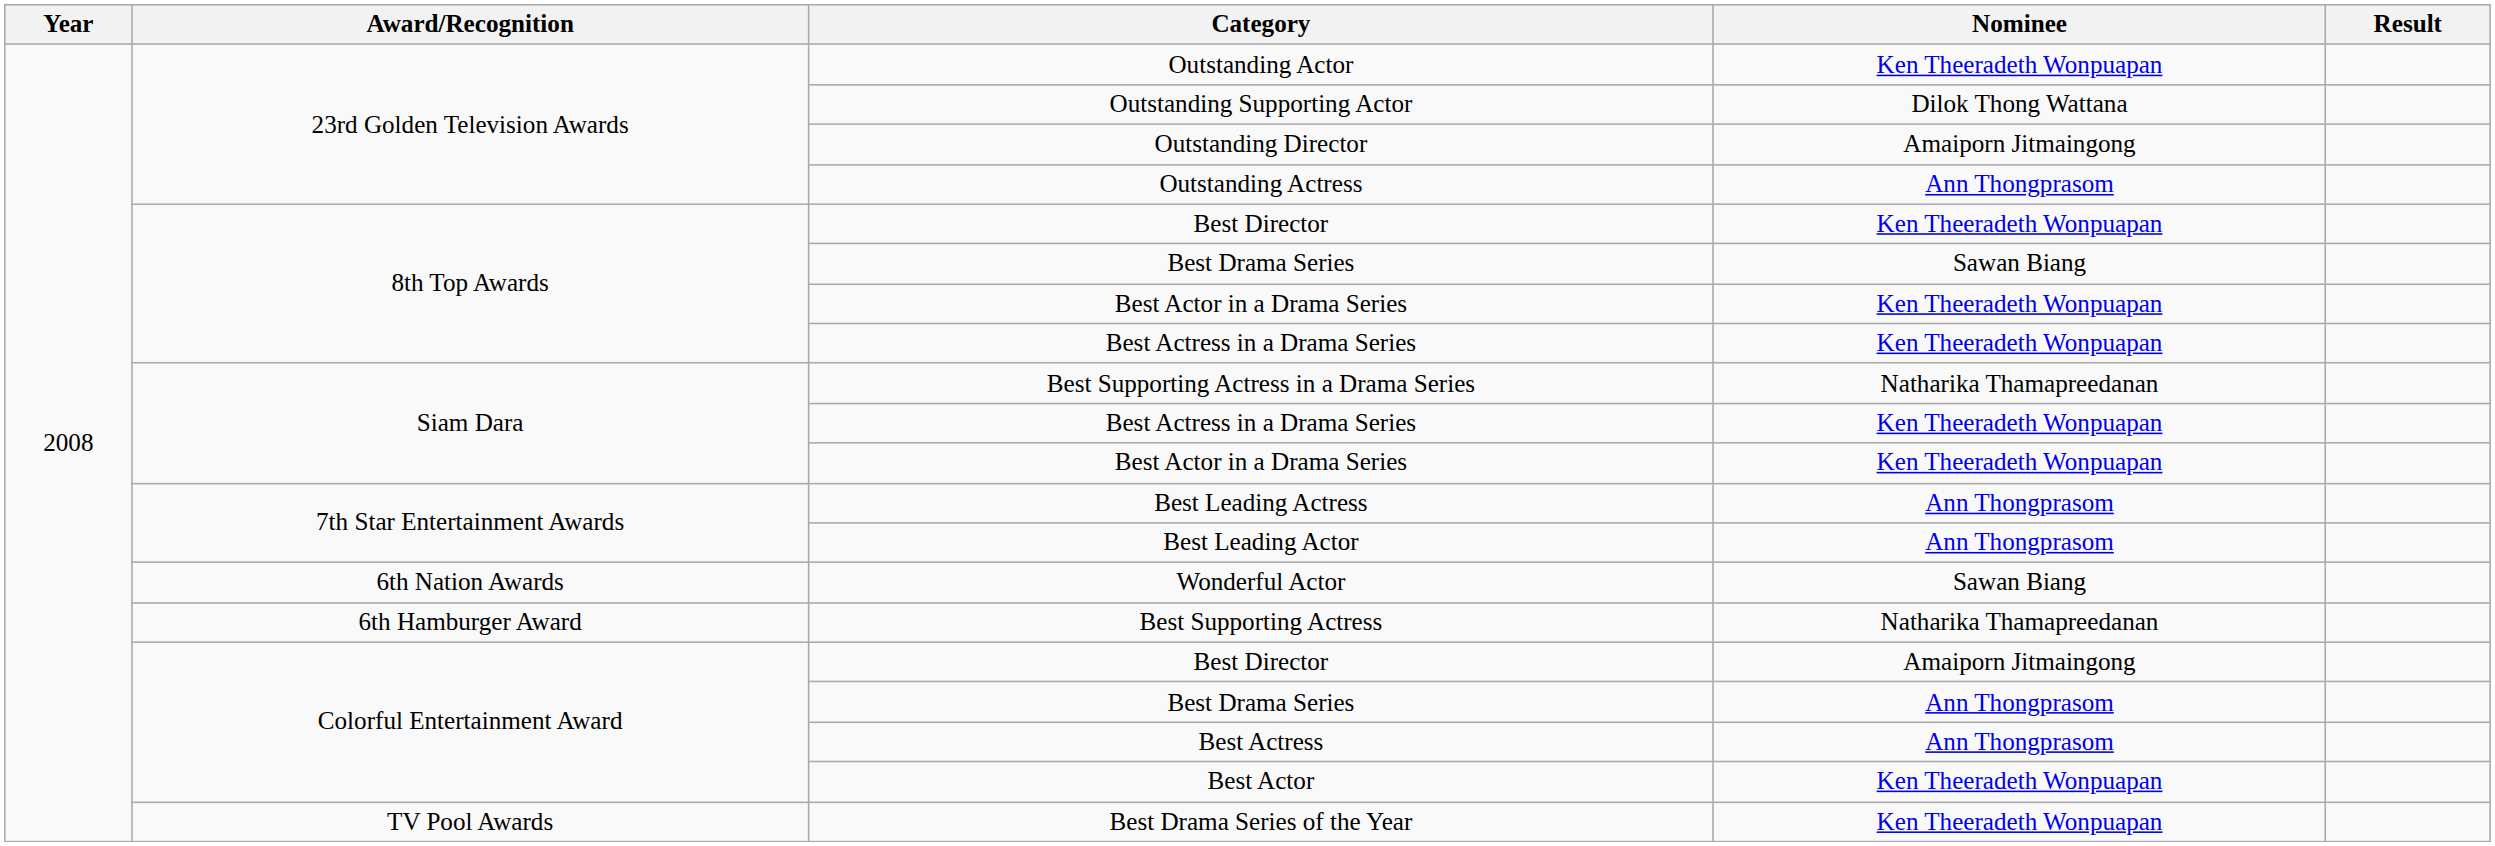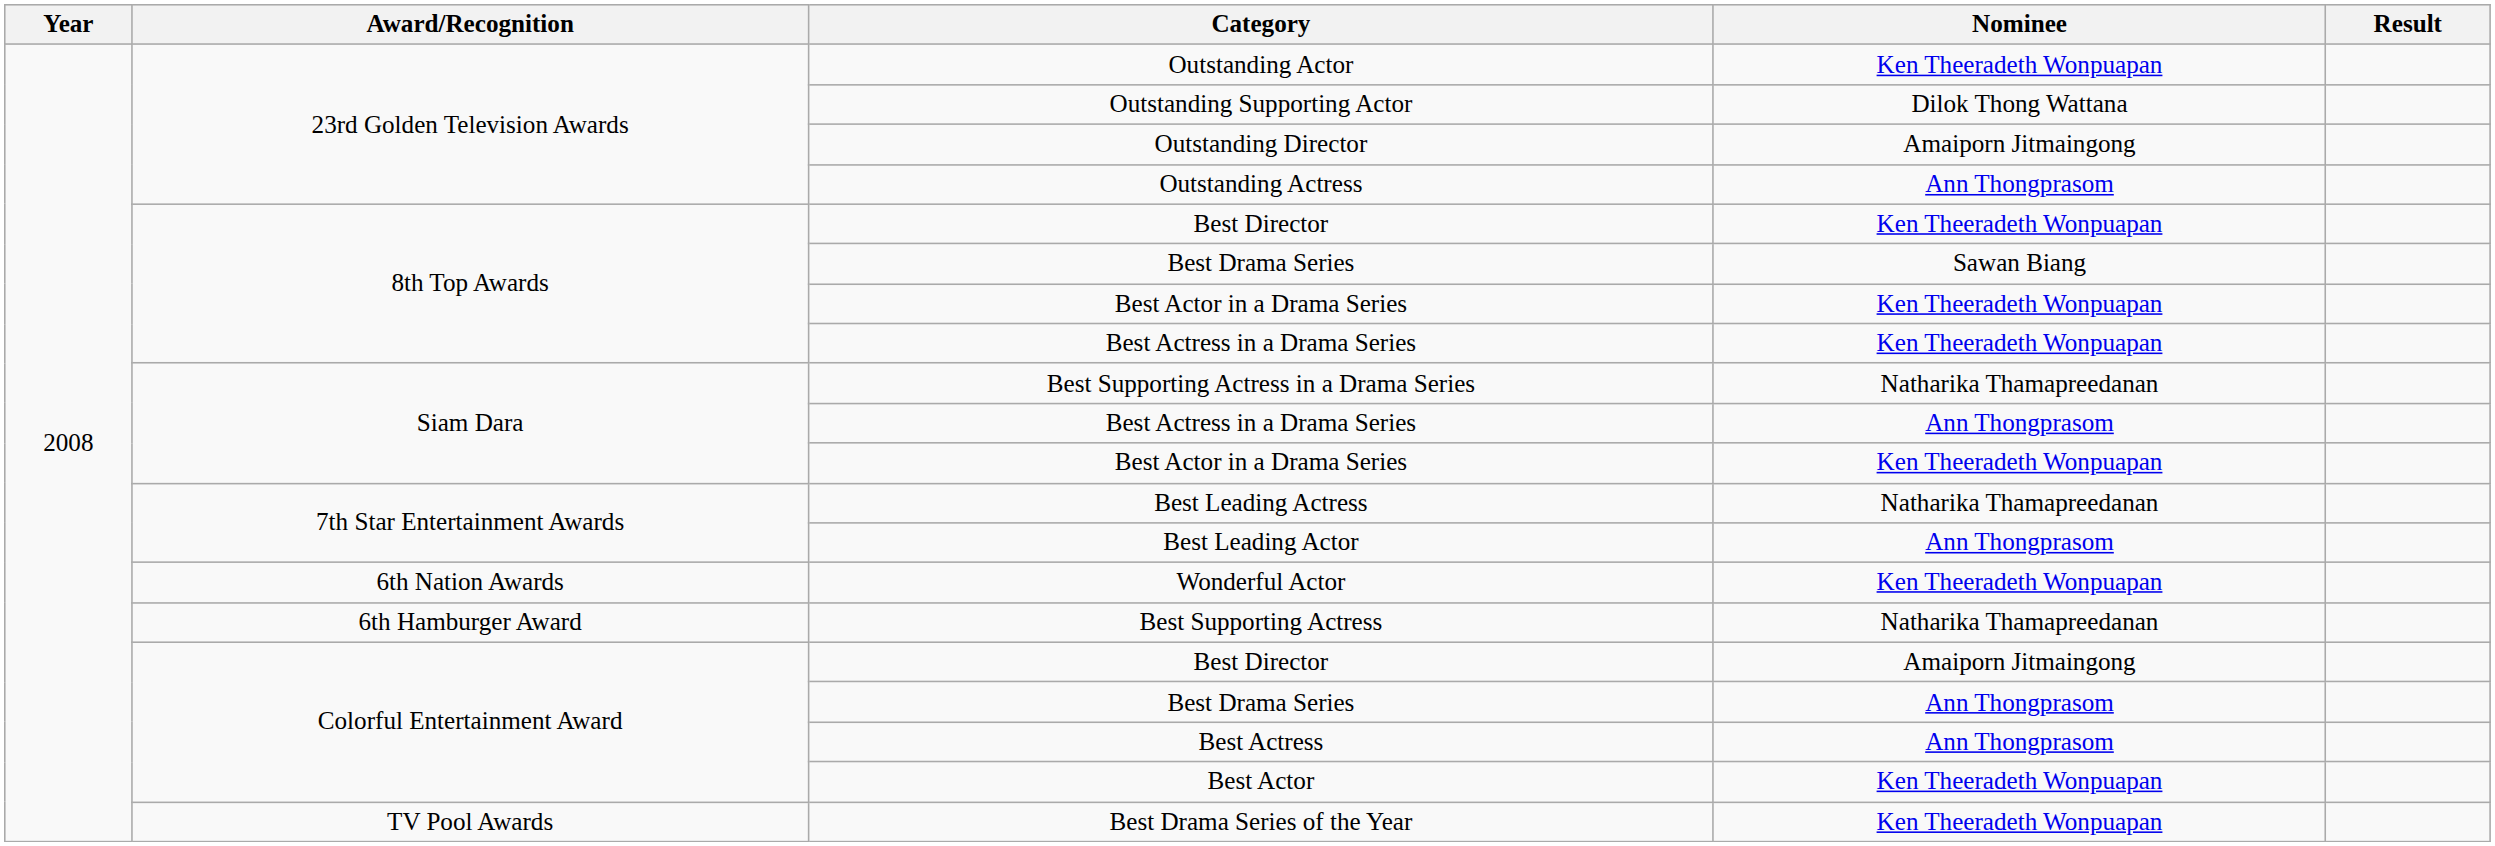(2020, 422) Ken Theeradeth Wonpuapan -> (2019, 422) Ann Thongprasom
(2019, 502) Ann Thongprasom -> (2019, 502) Natharika Thamapreedanan
(2020, 582) Sawan Biang -> (2020, 582) Ken Theeradeth Wonpuapan
